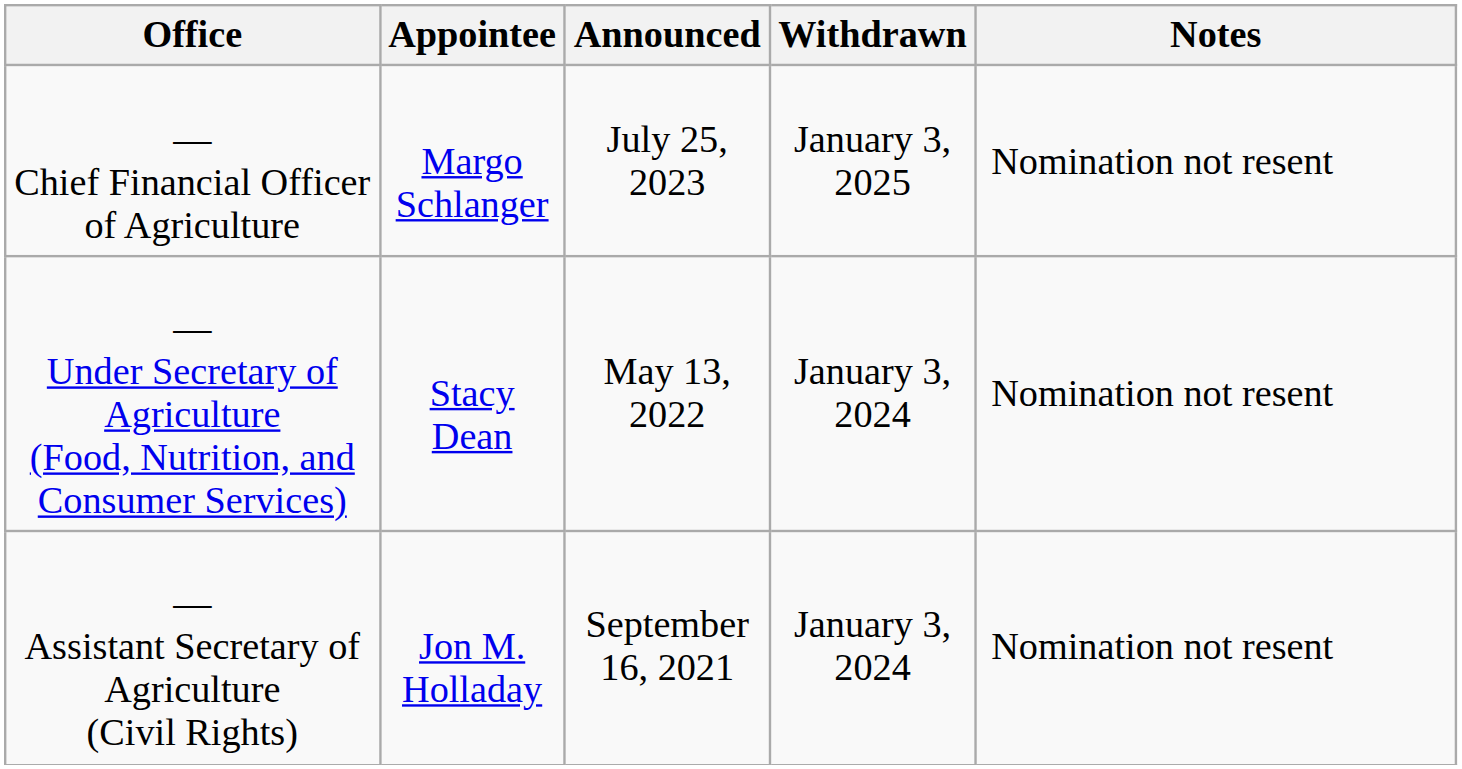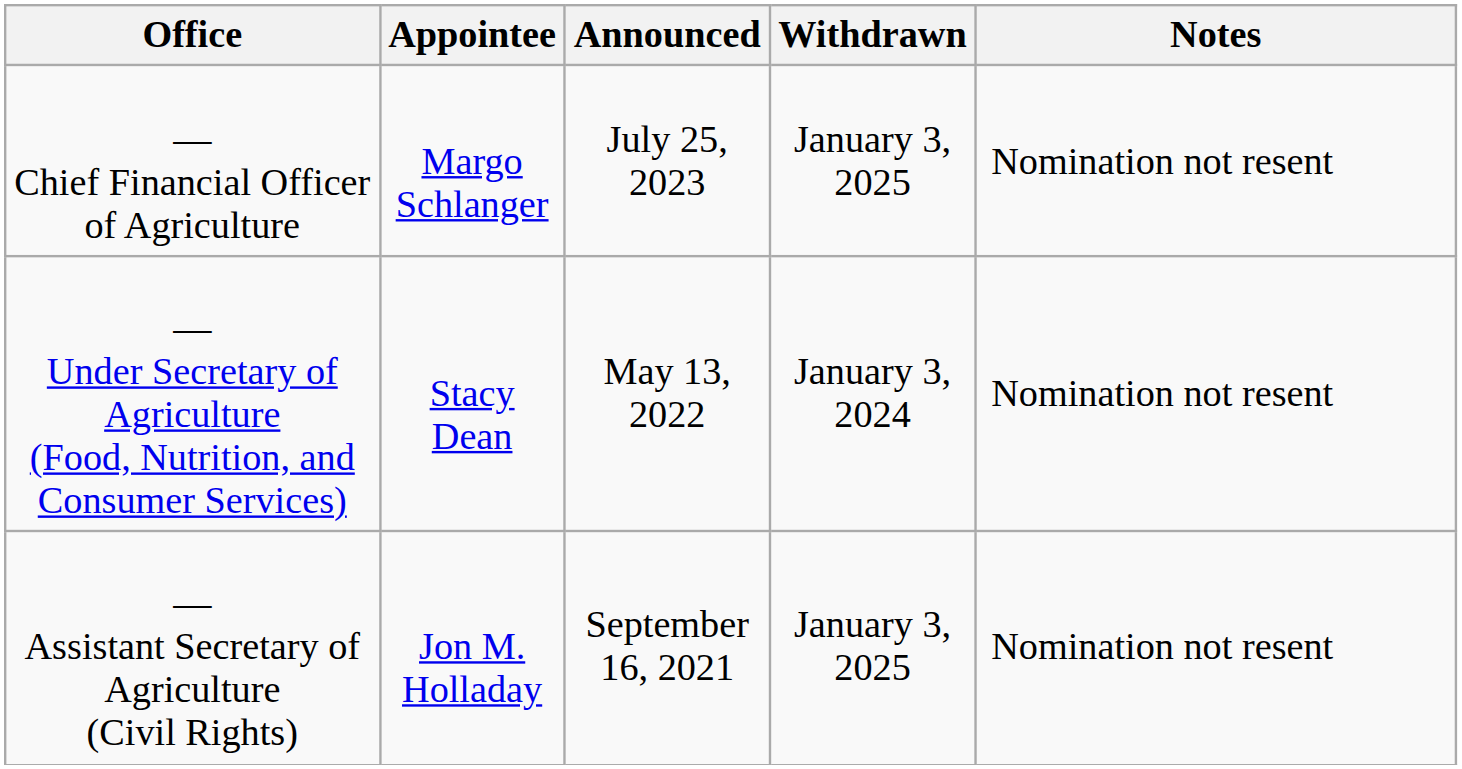(873, 646) January 3, 2024 -> (873, 646) January 3, 2025
